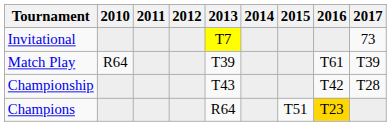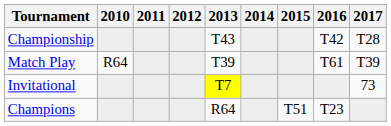rows swapped: (51, 86) <-> (42, 39)
(332, 109) gold background -> (332, 109) no background
